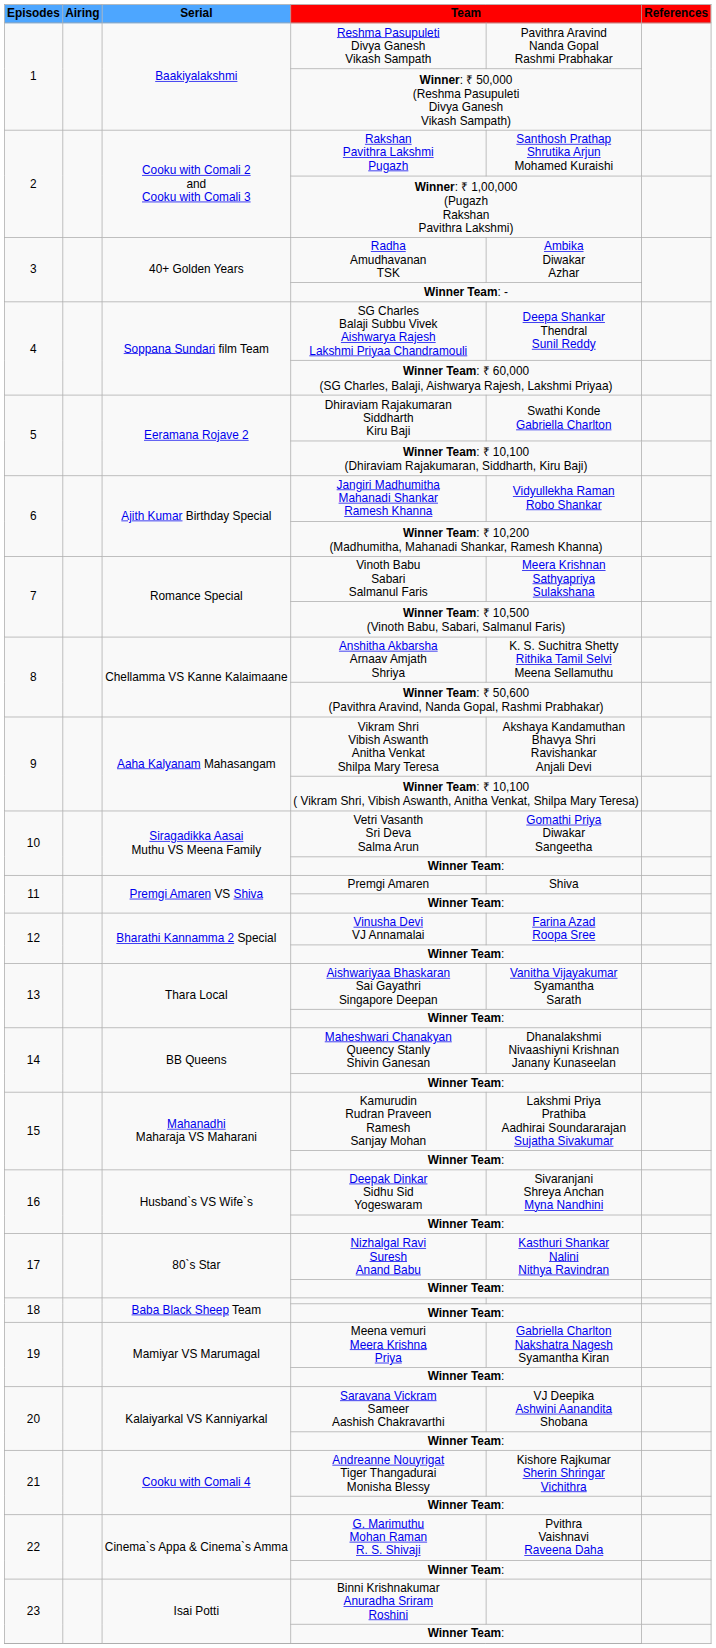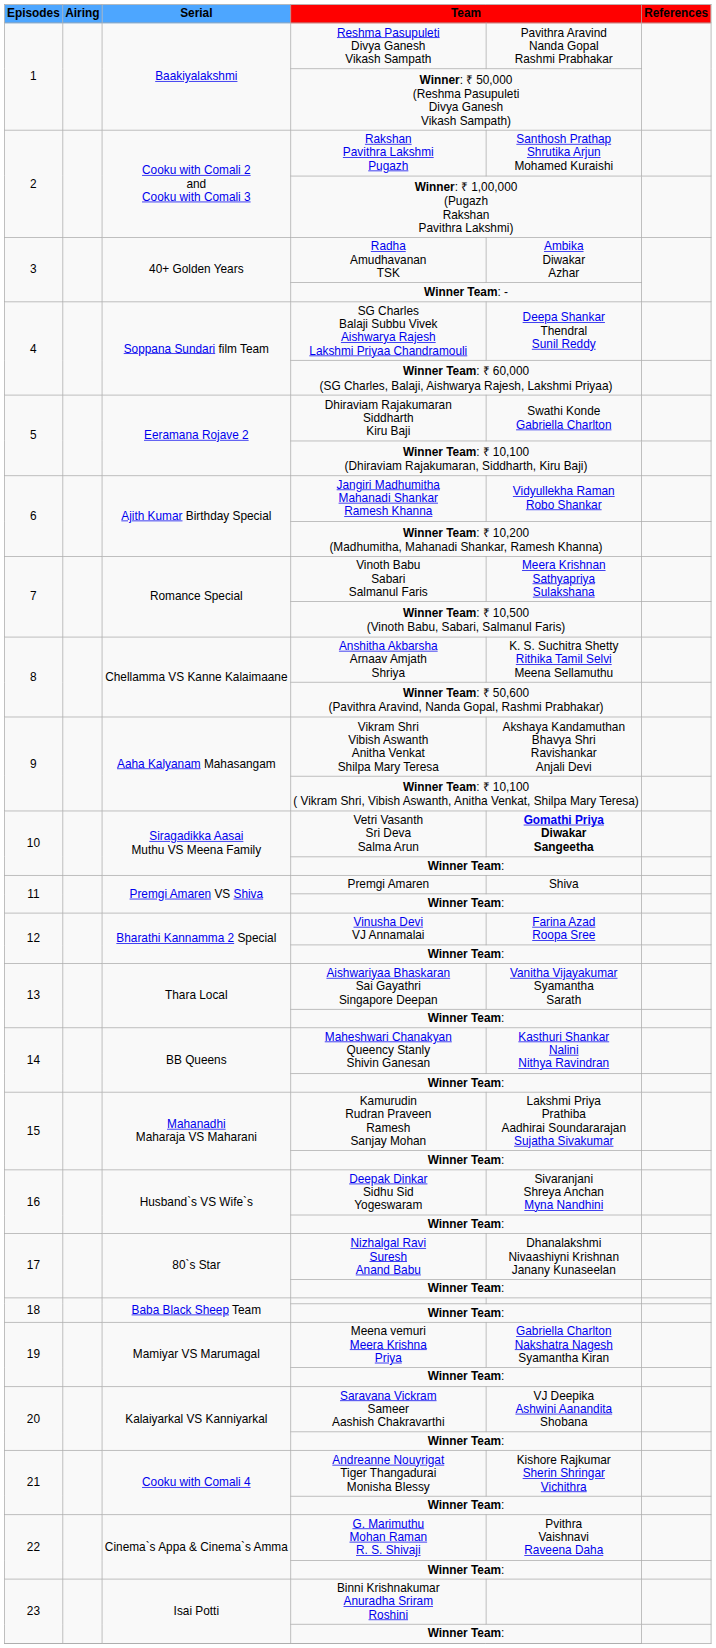(564, 833) normal -> (564, 833) bold
(564, 1050) Dhanalakshmi Nivaashiyni Krishnan Janany Kunaseelan -> (564, 1050) Kasthuri Shankar Nalini Nithya Ravindran
(564, 1256) Kasthuri Shankar Nalini Nithya Ravindran -> (564, 1256) Dhanalakshmi Nivaashiyni Krishnan Janany Kunaseelan
